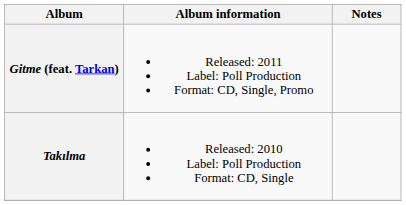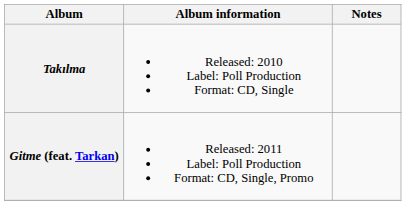rows swapped: (64, 156) <-> (64, 68)
